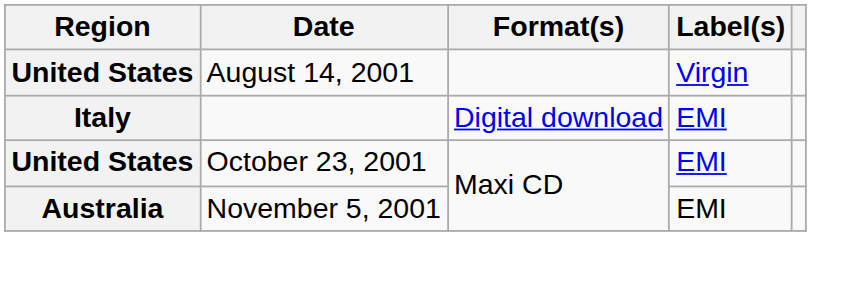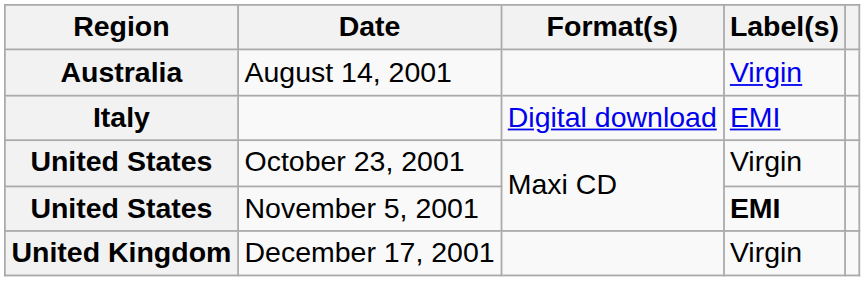(102, 72) United States -> (121, 72) Australia
(701, 162) EMI -> (766, 162) Virgin
(102, 207) Australia -> (121, 207) United States
(701, 207) normal -> (755, 207) bold
+ row: (370, 252)
